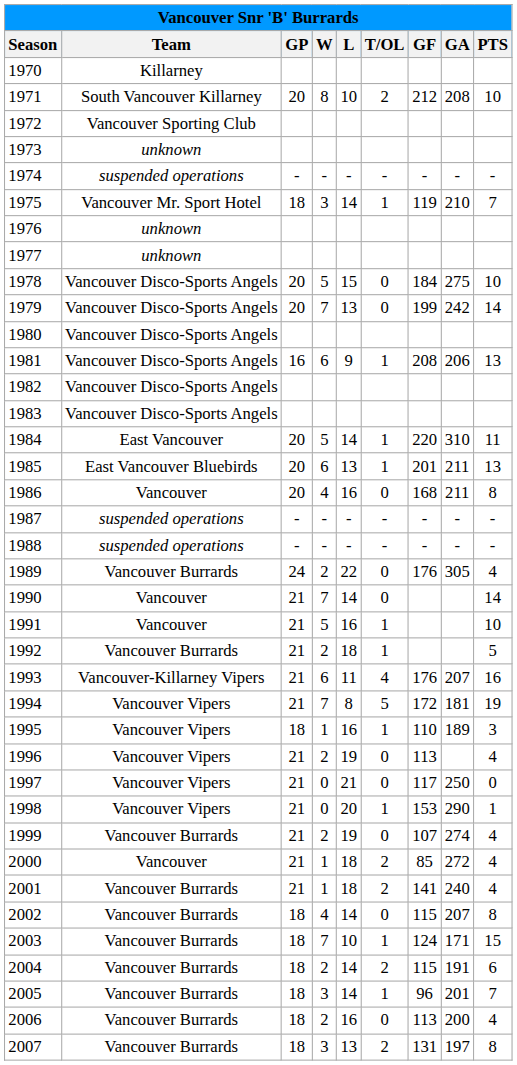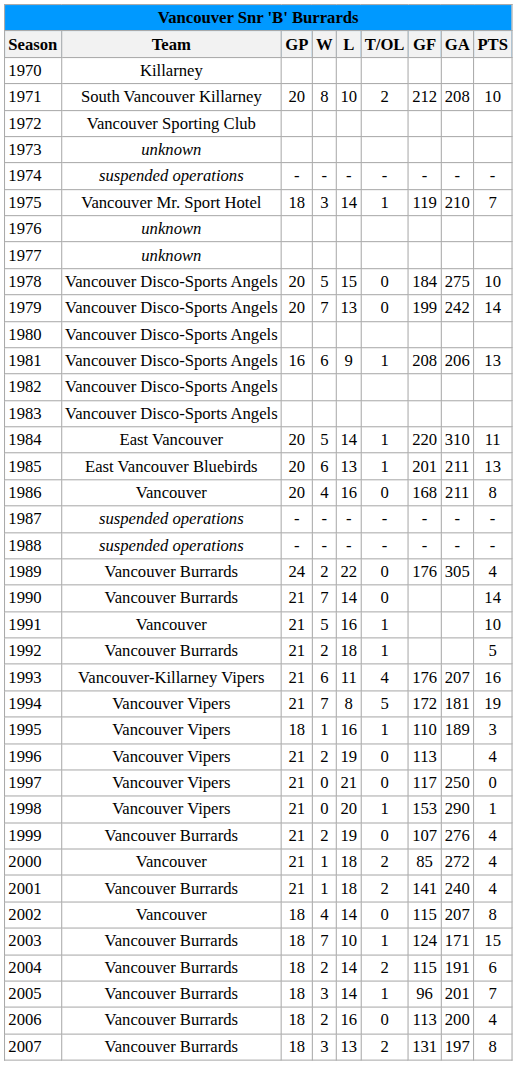(171, 598) Vancouver -> (171, 598) Vancouver Burrards
(457, 835) 274 -> (457, 835) 276
(171, 914) Vancouver Burrards -> (171, 914) Vancouver
